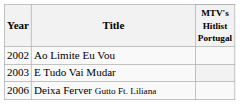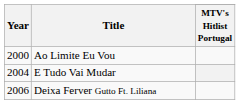(18, 55) 2002 -> (18, 55) 2000
(18, 73) 2003 -> (18, 73) 2004
